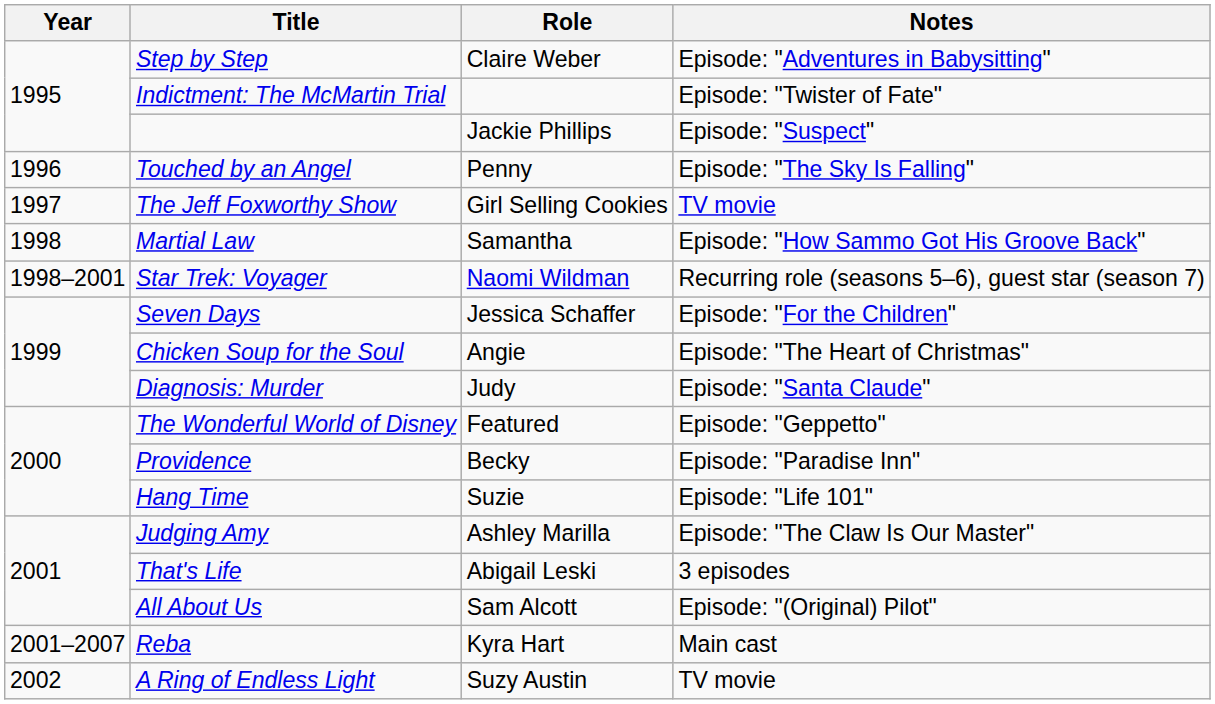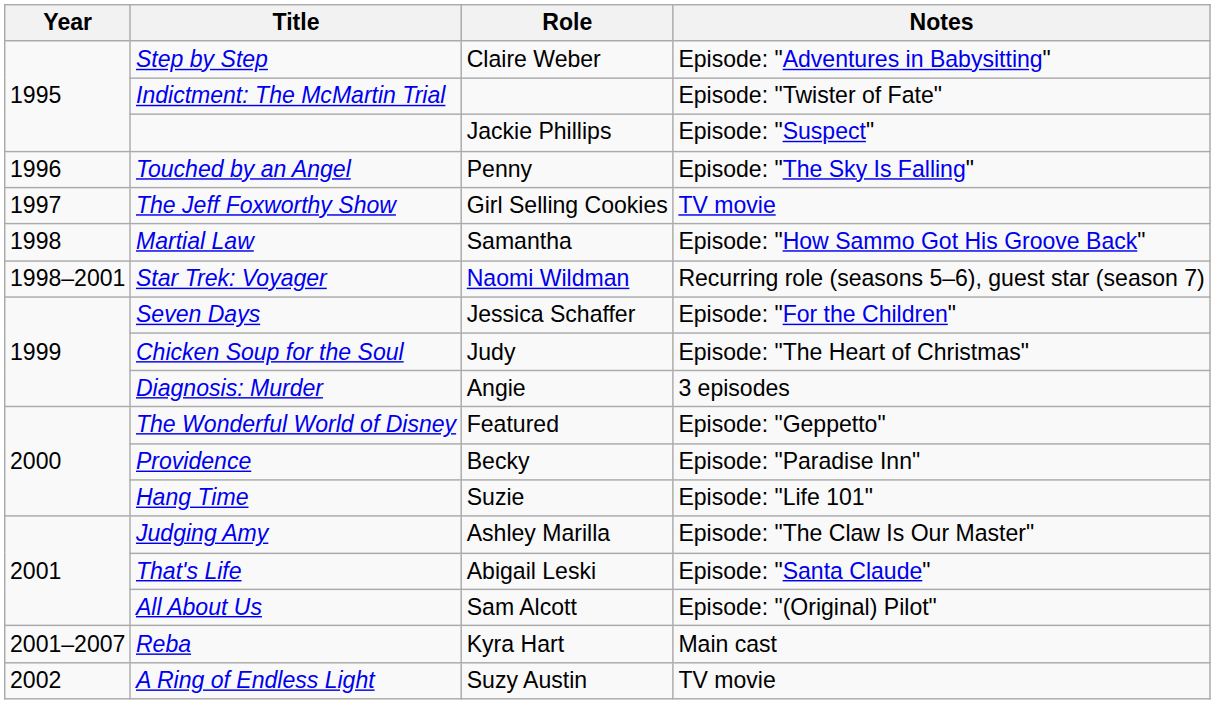(496, 351) Angie -> (491, 351) Judy
(491, 388) Judy -> (496, 388) Angie
(804, 388) Episode: "Santa Claude" -> (734, 388) 3 episodes
(734, 570) 3 episodes -> (804, 570) Episode: "Santa Claude"
